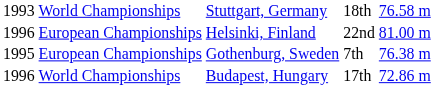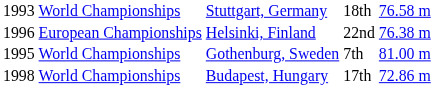(405, 32) 81.00 m -> (405, 32) 76.38 m
(120, 54) European Championships -> (109, 54) World Championships
(405, 54) 76.38 m -> (405, 54) 81.00 m
(19, 76) 1996 -> (19, 76) 1998
